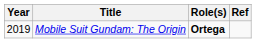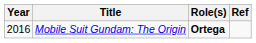(19, 29) 2019 -> (19, 29) 2016
